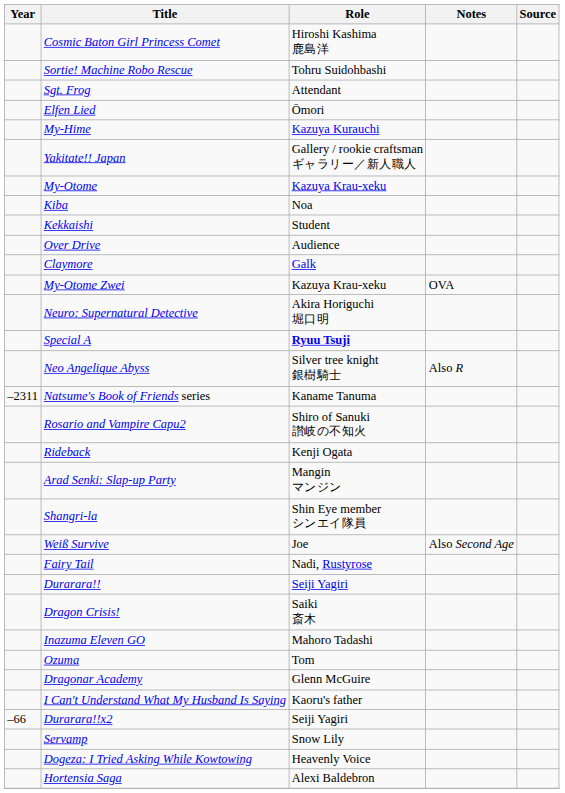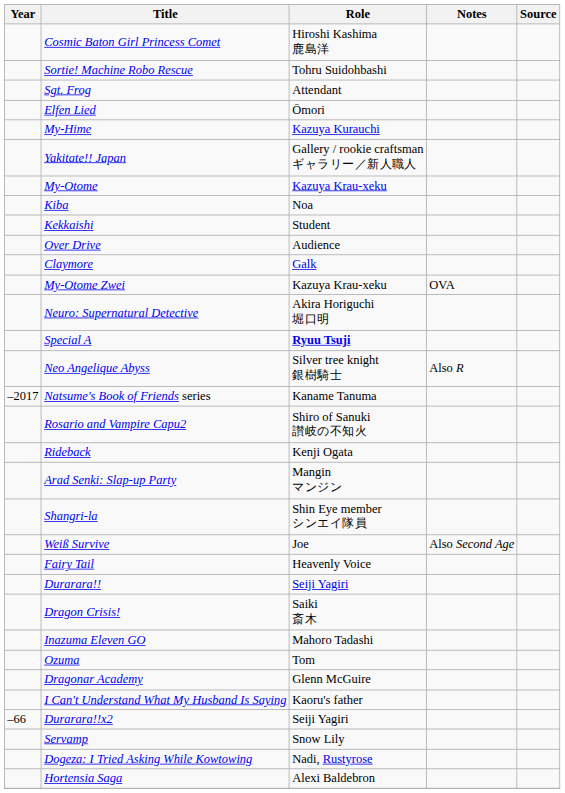(23, 396) –2311 -> (23, 396) –2017
(332, 564) Nadi, Rustyrose -> (332, 564) Heavenly Voice
(331, 759) Heavenly Voice -> (332, 759) Nadi, Rustyrose
